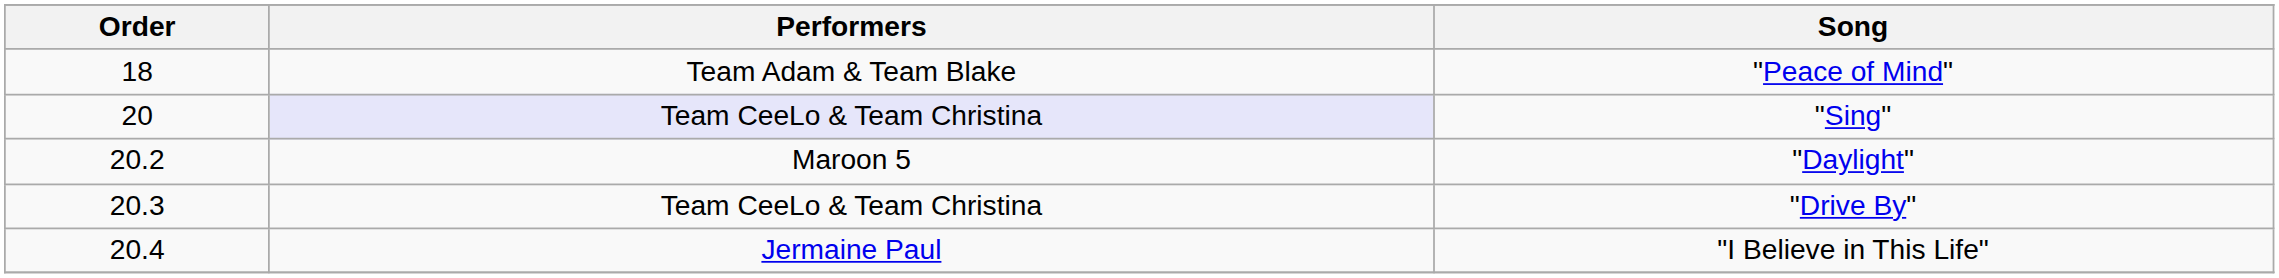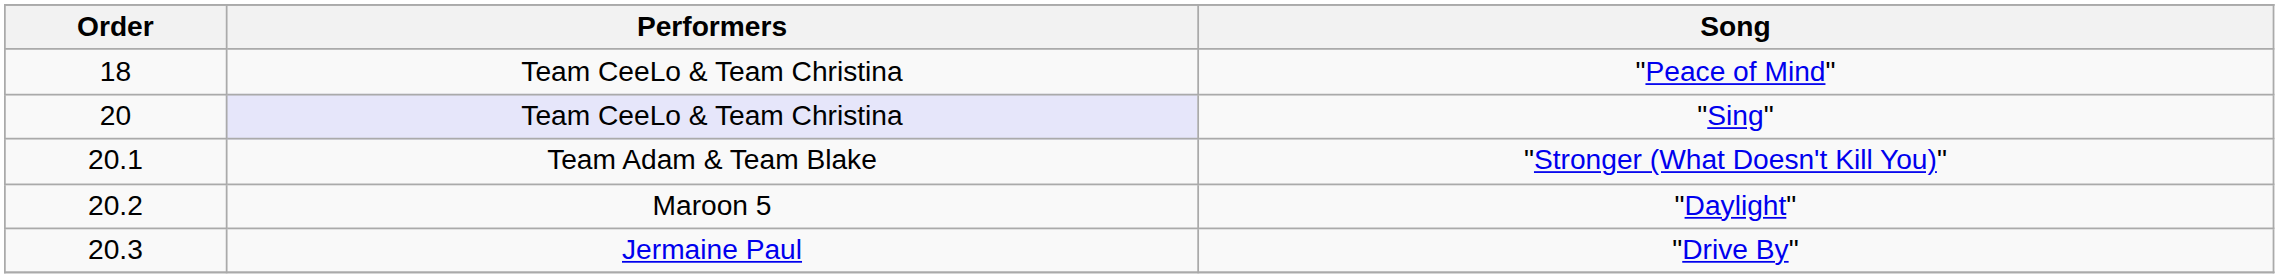(851, 71) Team Adam & Team Blake -> (712, 71) Team CeeLo & Team Christina
+ row: (1735, 160)
(851, 205) Team CeeLo & Team Christina -> (712, 250) Jermaine Paul
- row: (1853, 250)
